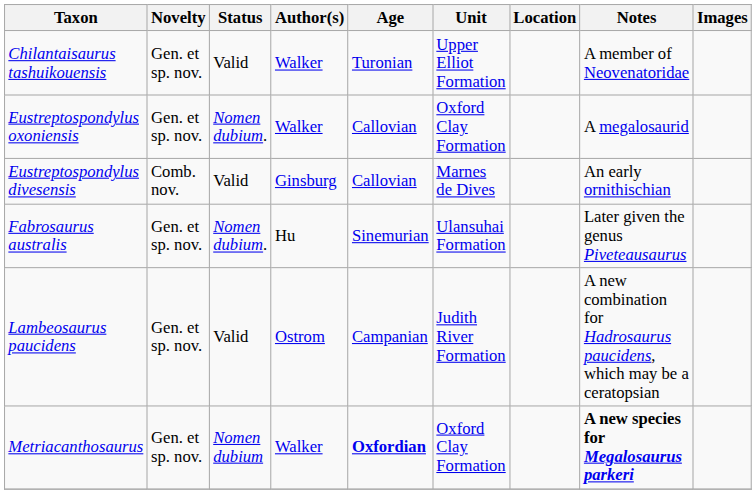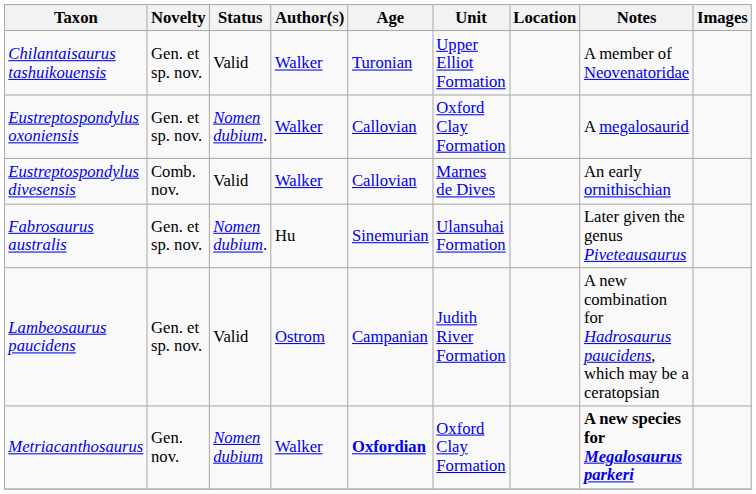(306, 181) Ginsburg -> (299, 181) Walker
(177, 447) Gen. et sp. nov. -> (167, 447) Gen. nov.
